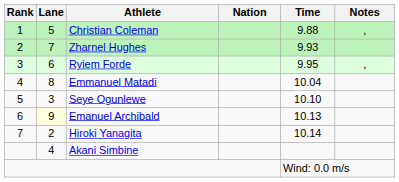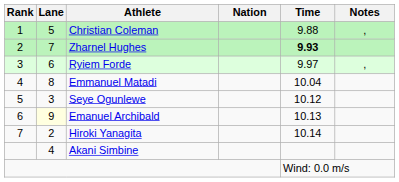(308, 47) normal -> (308, 47) bold
(308, 64) 9.95 -> (308, 64) 9.97
(308, 99) 10.10 -> (308, 99) 10.12
